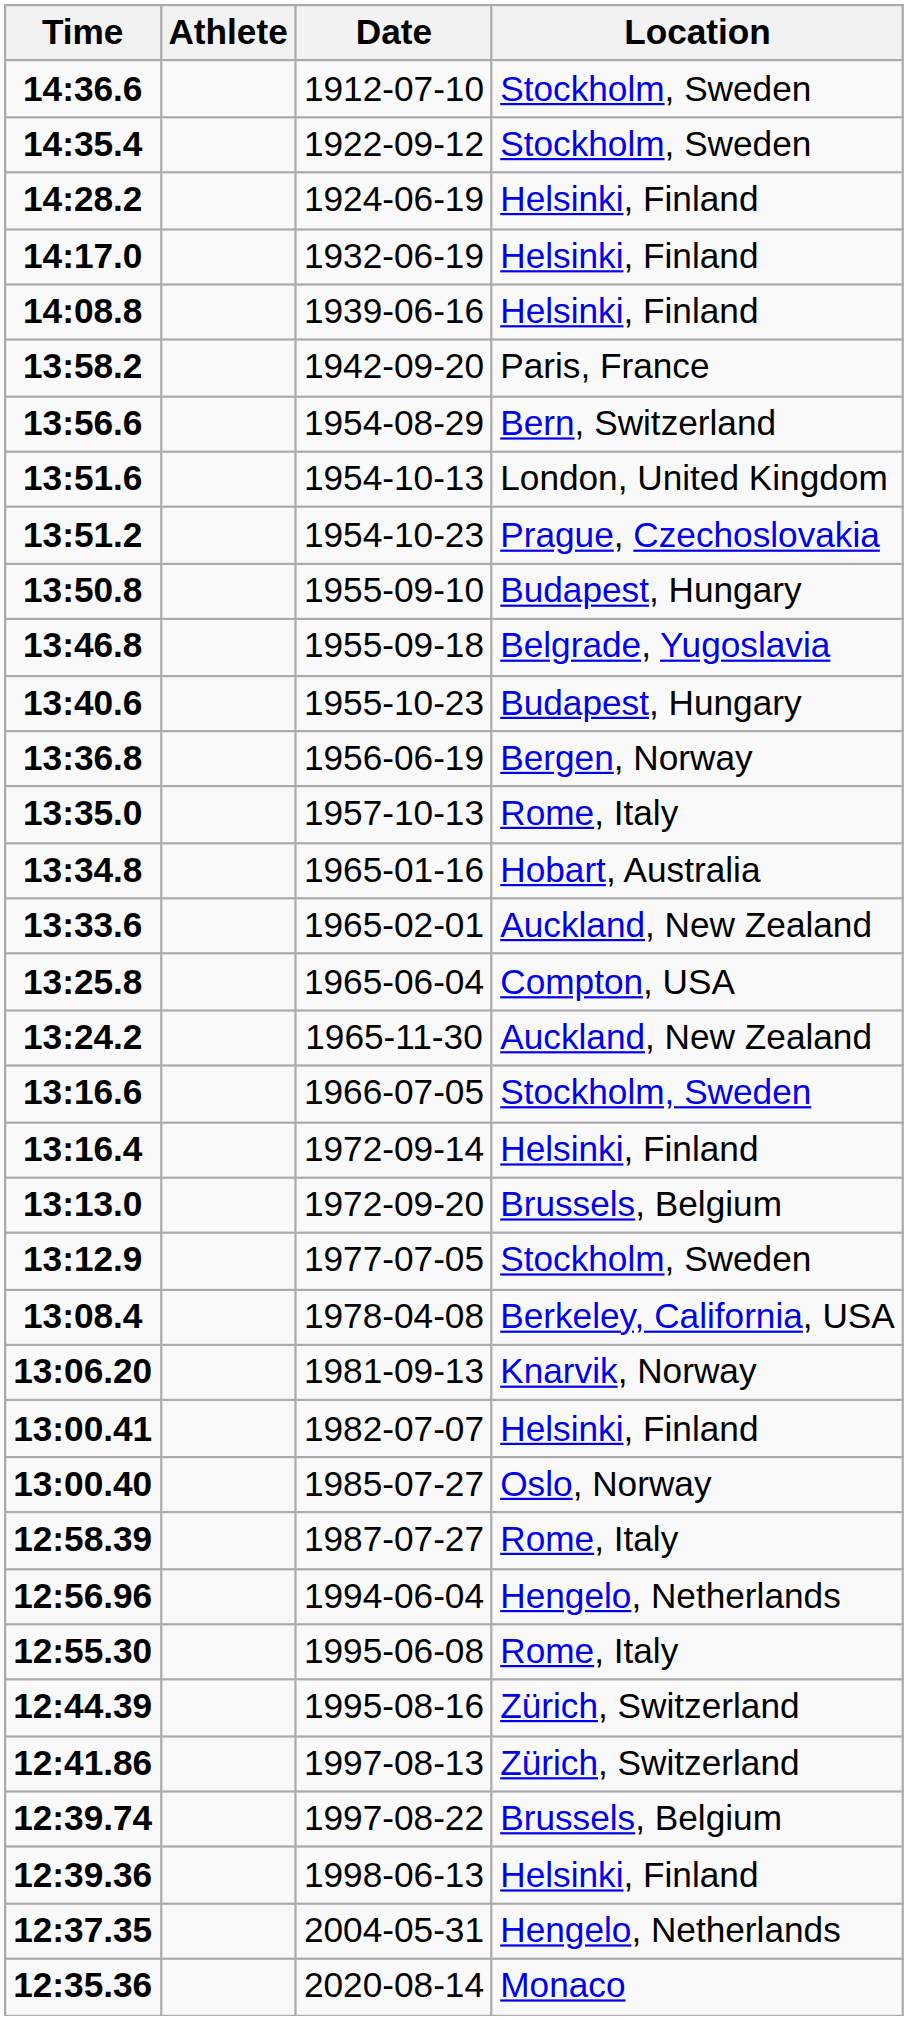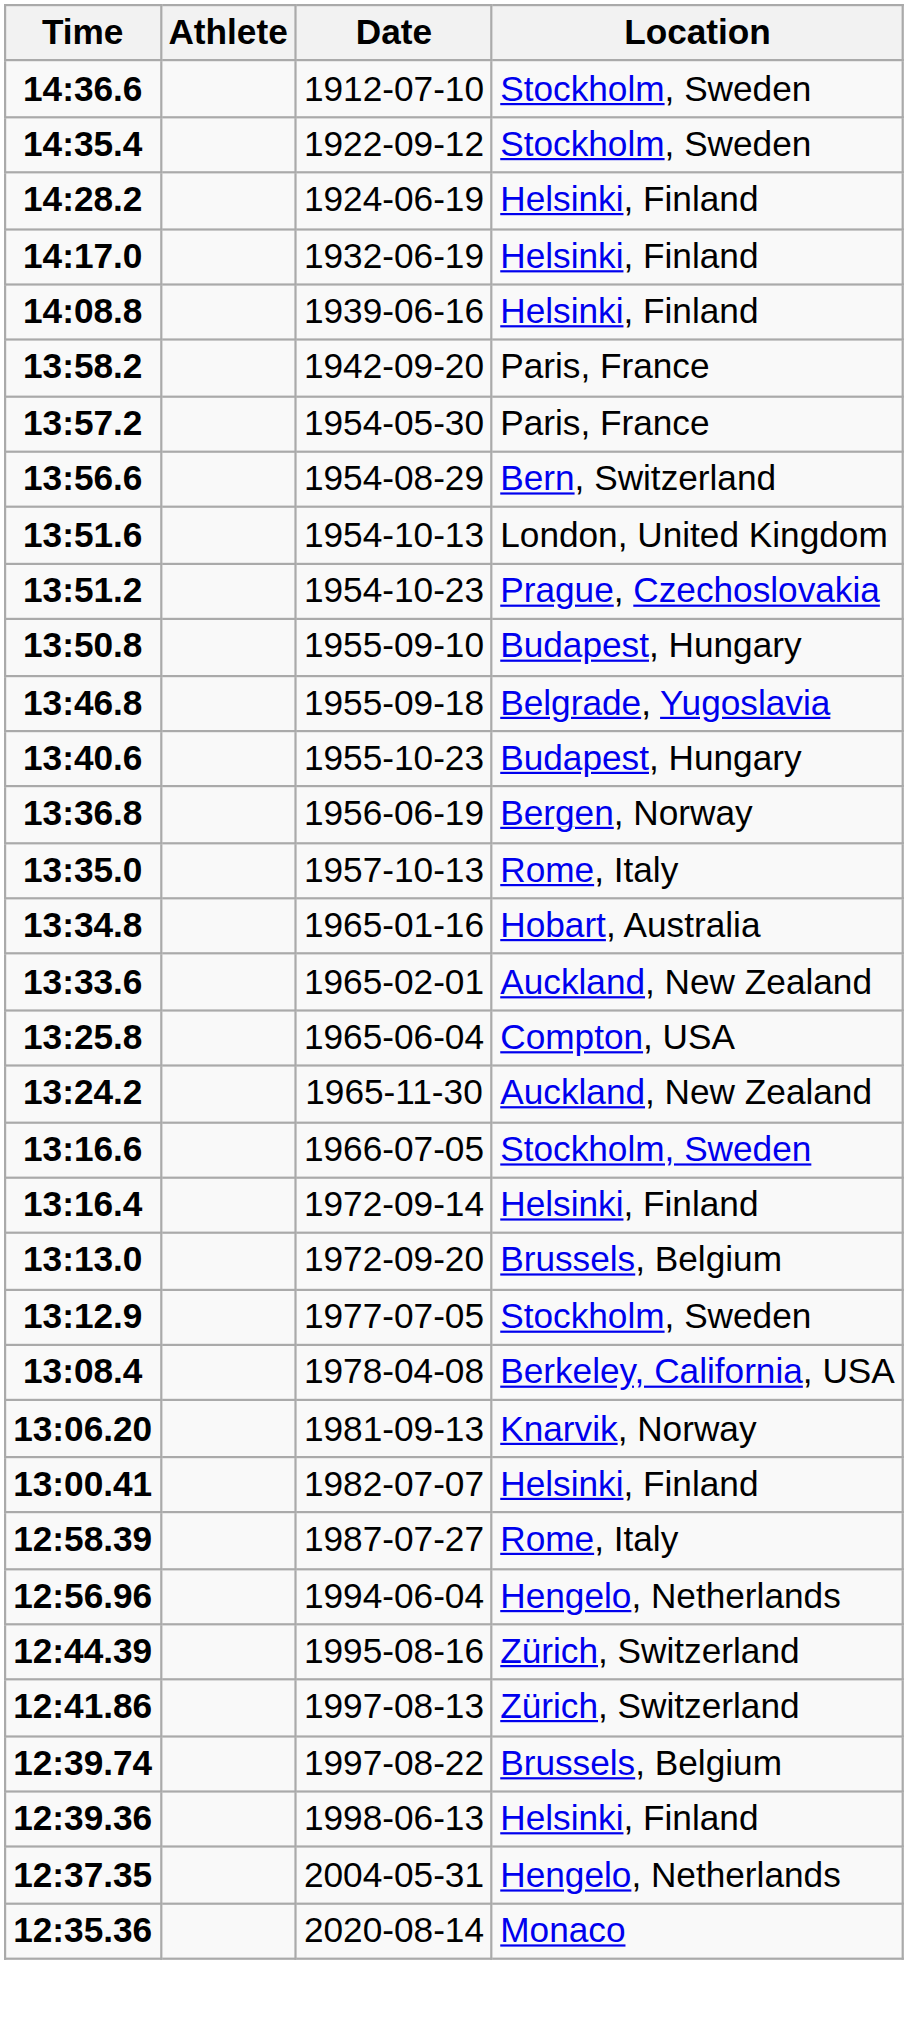+ row: (83, 423)
- row: (83, 1483)
- row: (83, 1651)
